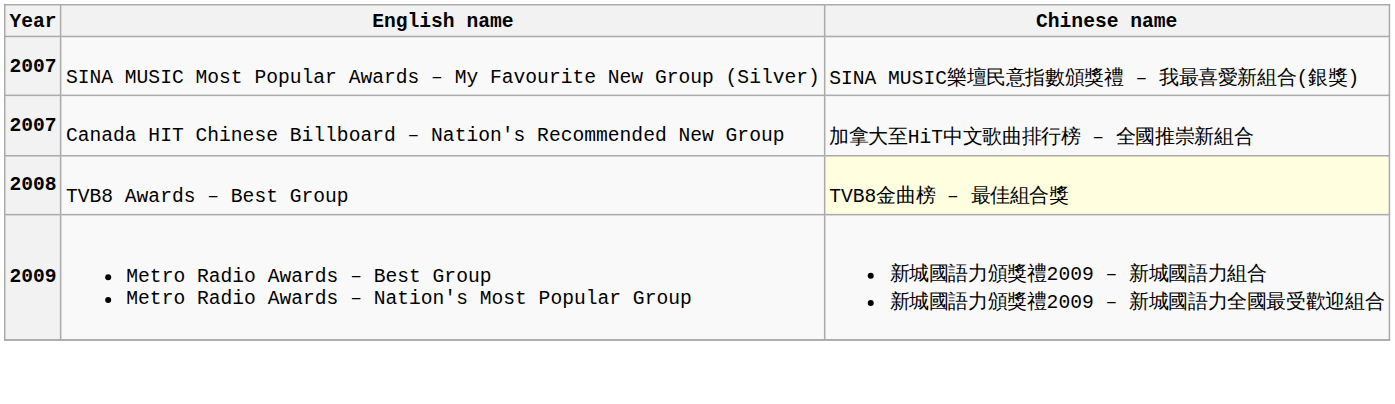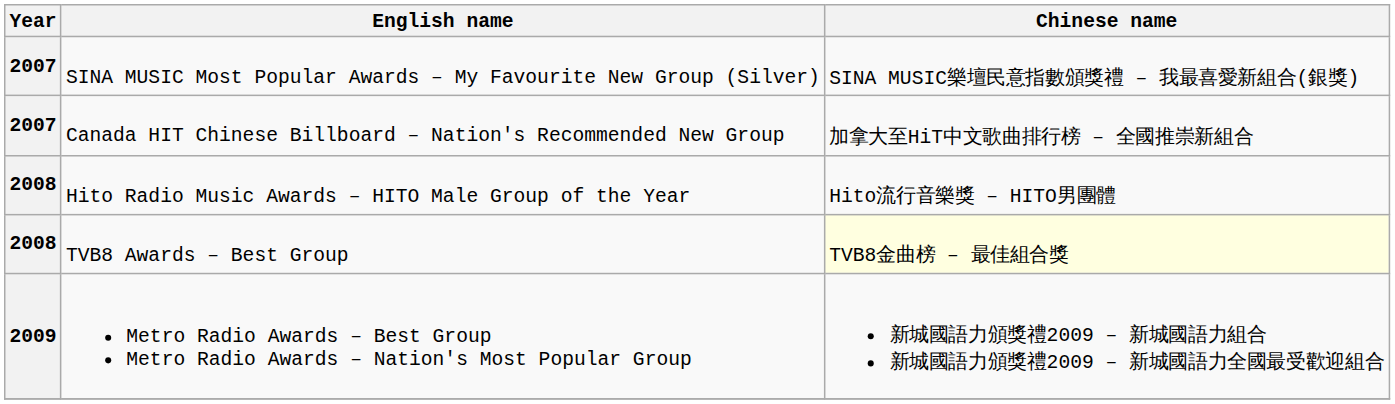+ row: (378, 196)
